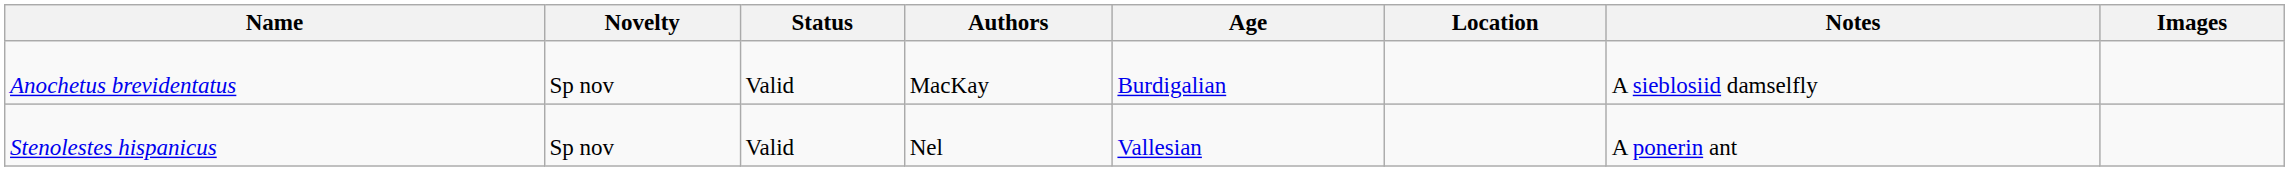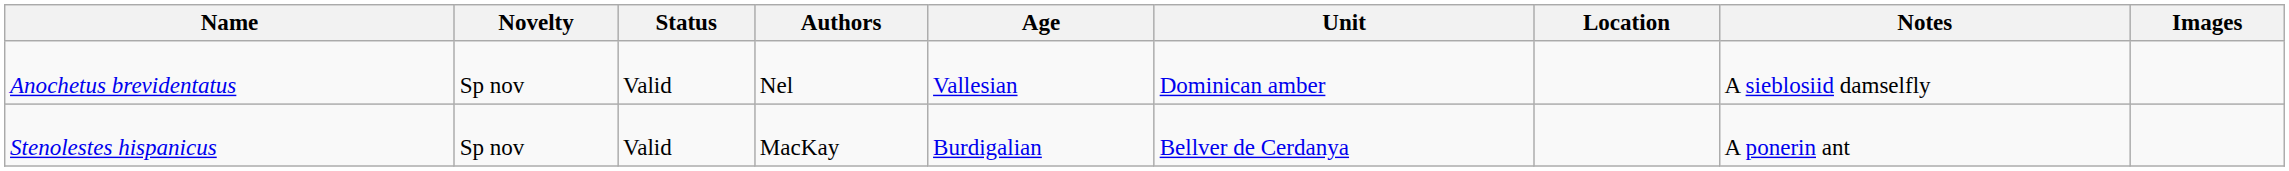+ column: (1344, 22)
(949, 85) MacKay -> (777, 85) Nel
(1172, 85) Burdigalian -> (975, 85) Vallesian
(926, 147) Nel -> (800, 147) MacKay
(1160, 147) Vallesian -> (987, 147) Burdigalian
